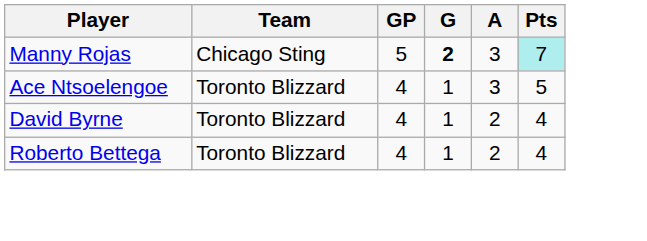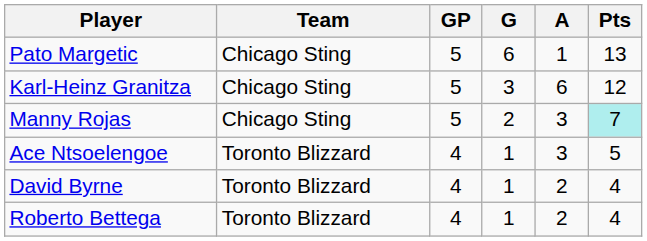+ row: (74, 53)
+ row: (100, 86)
(448, 53) bold -> (509, 119) normal
